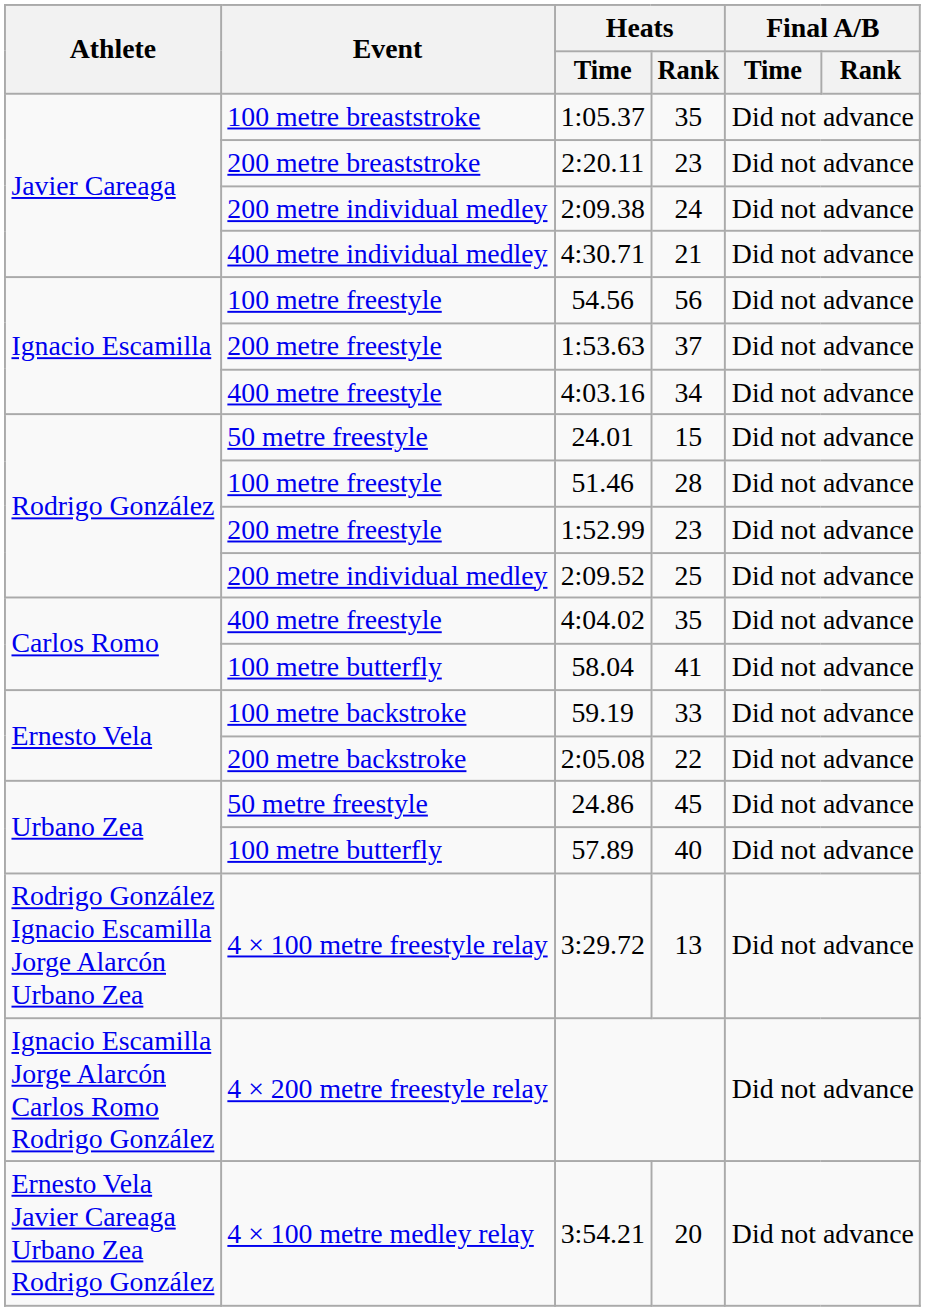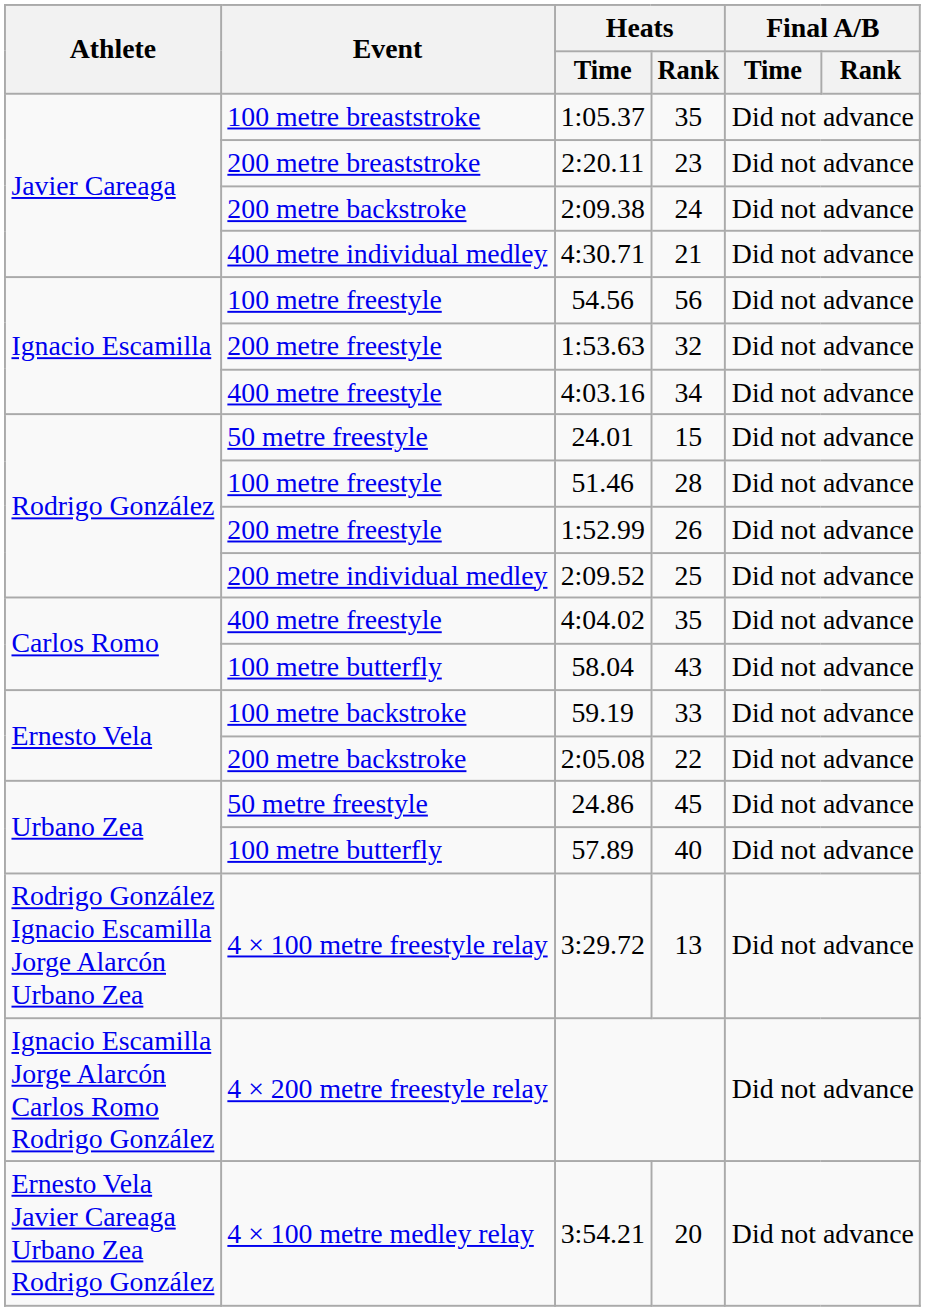(387, 208) 200 metre individual medley -> (347, 208) 200 metre backstroke
(688, 346) 37 -> (688, 346) 32
(688, 529) 23 -> (688, 529) 26
(688, 667) 41 -> (688, 667) 43
